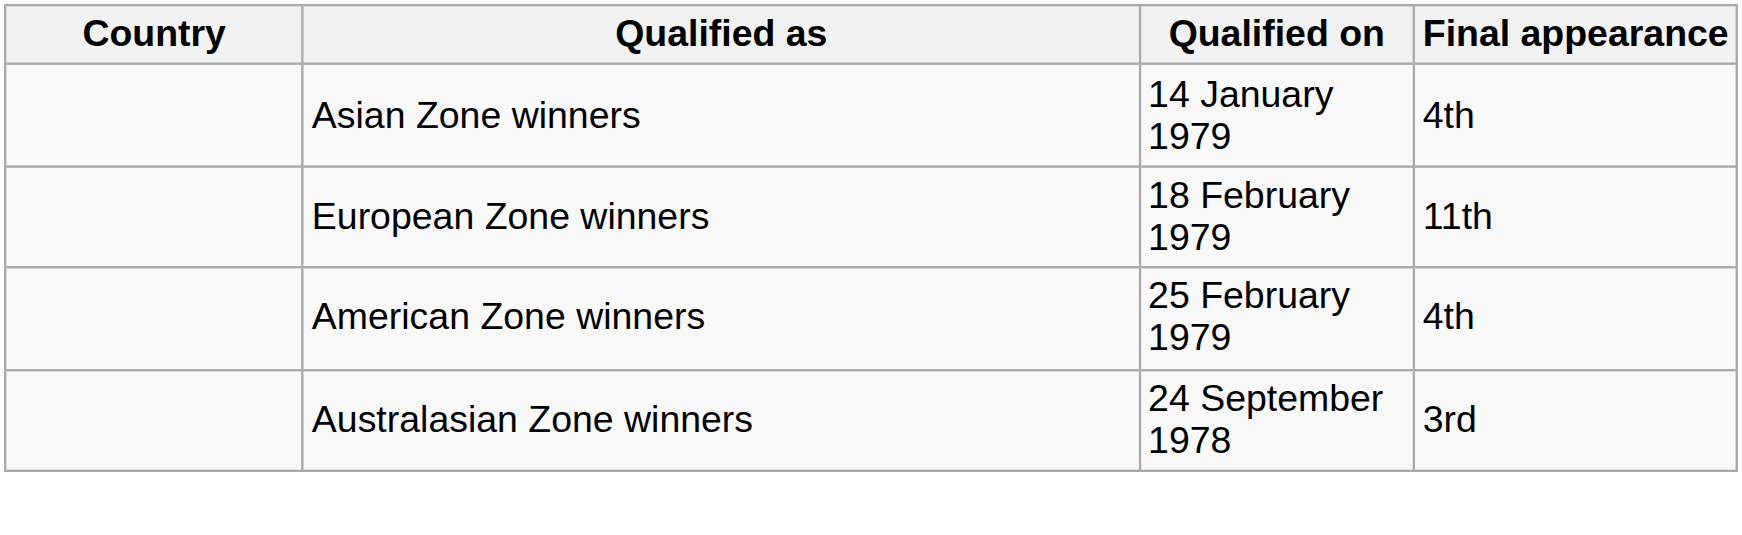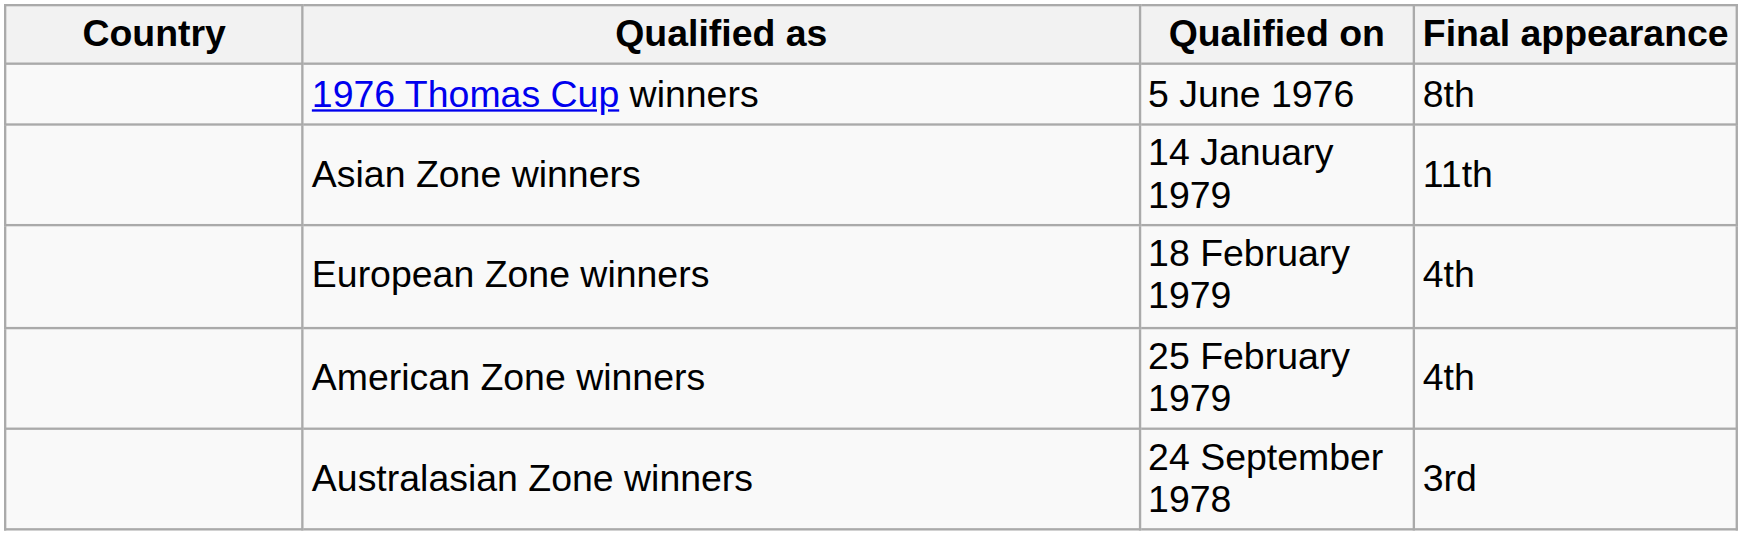+ row: (535, 93)
(1449, 114) 4th -> (1458, 174) 11th
(1458, 216) 11th -> (1449, 275) 4th
